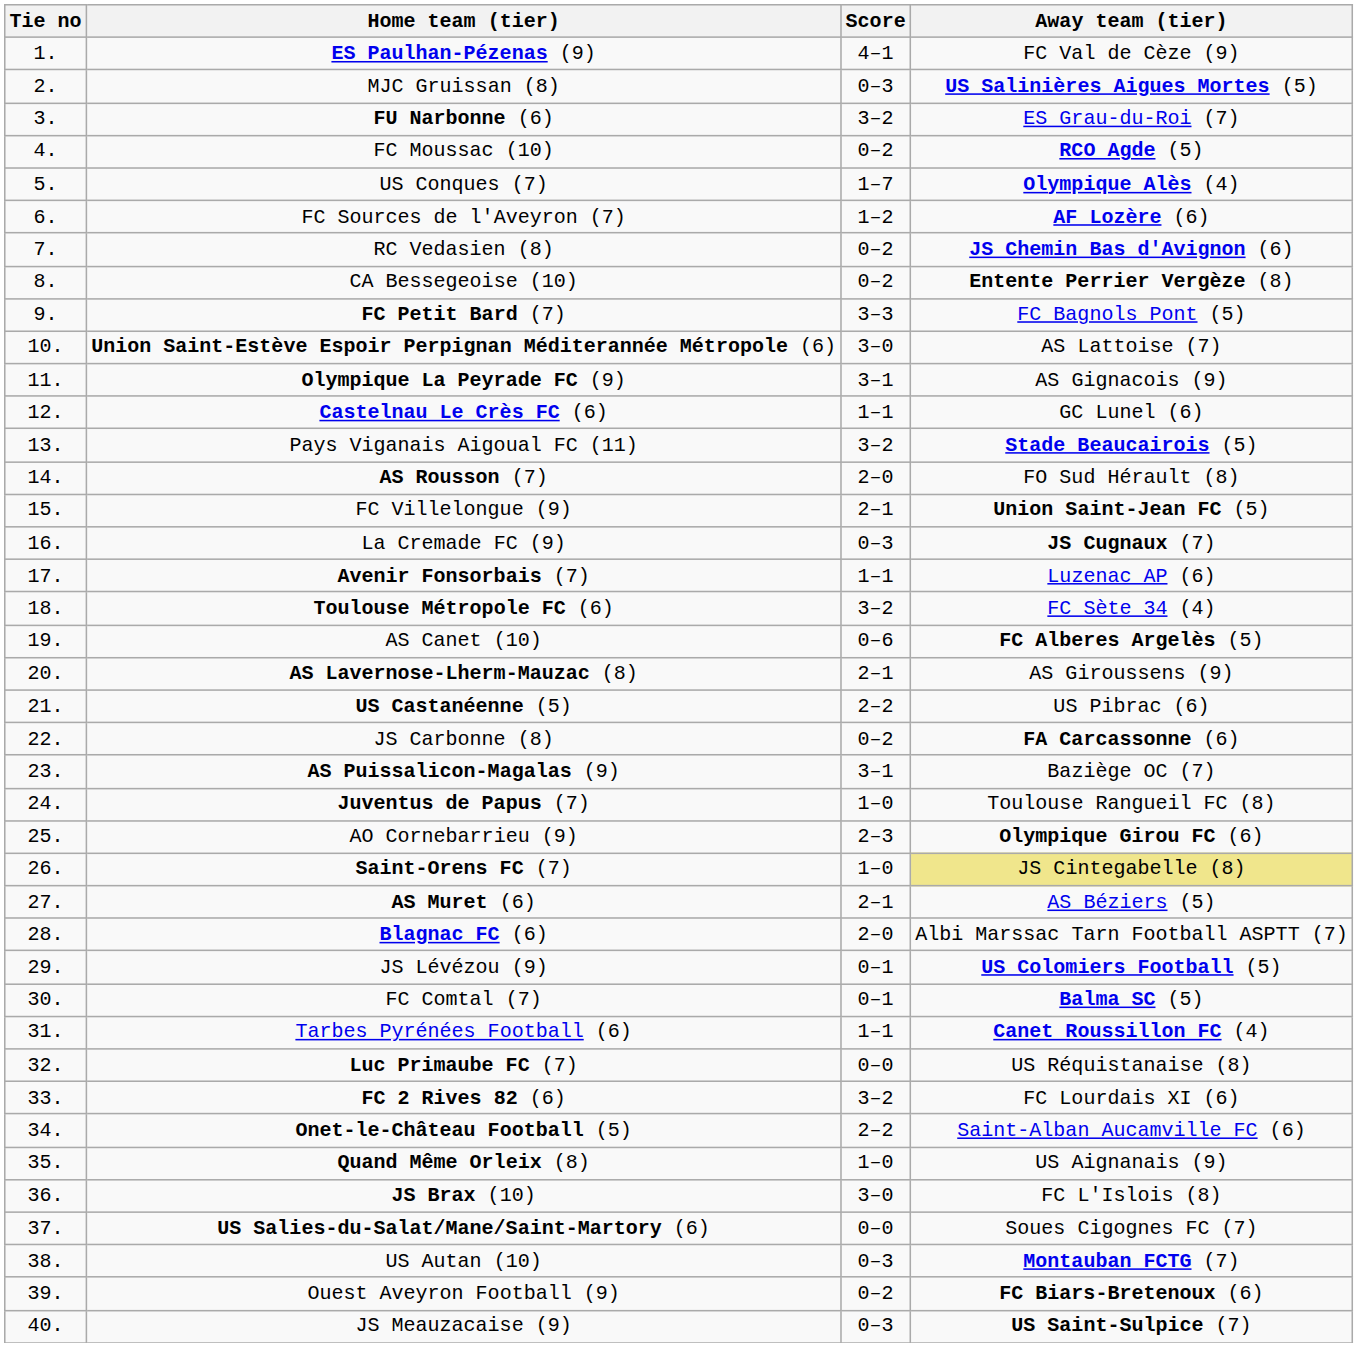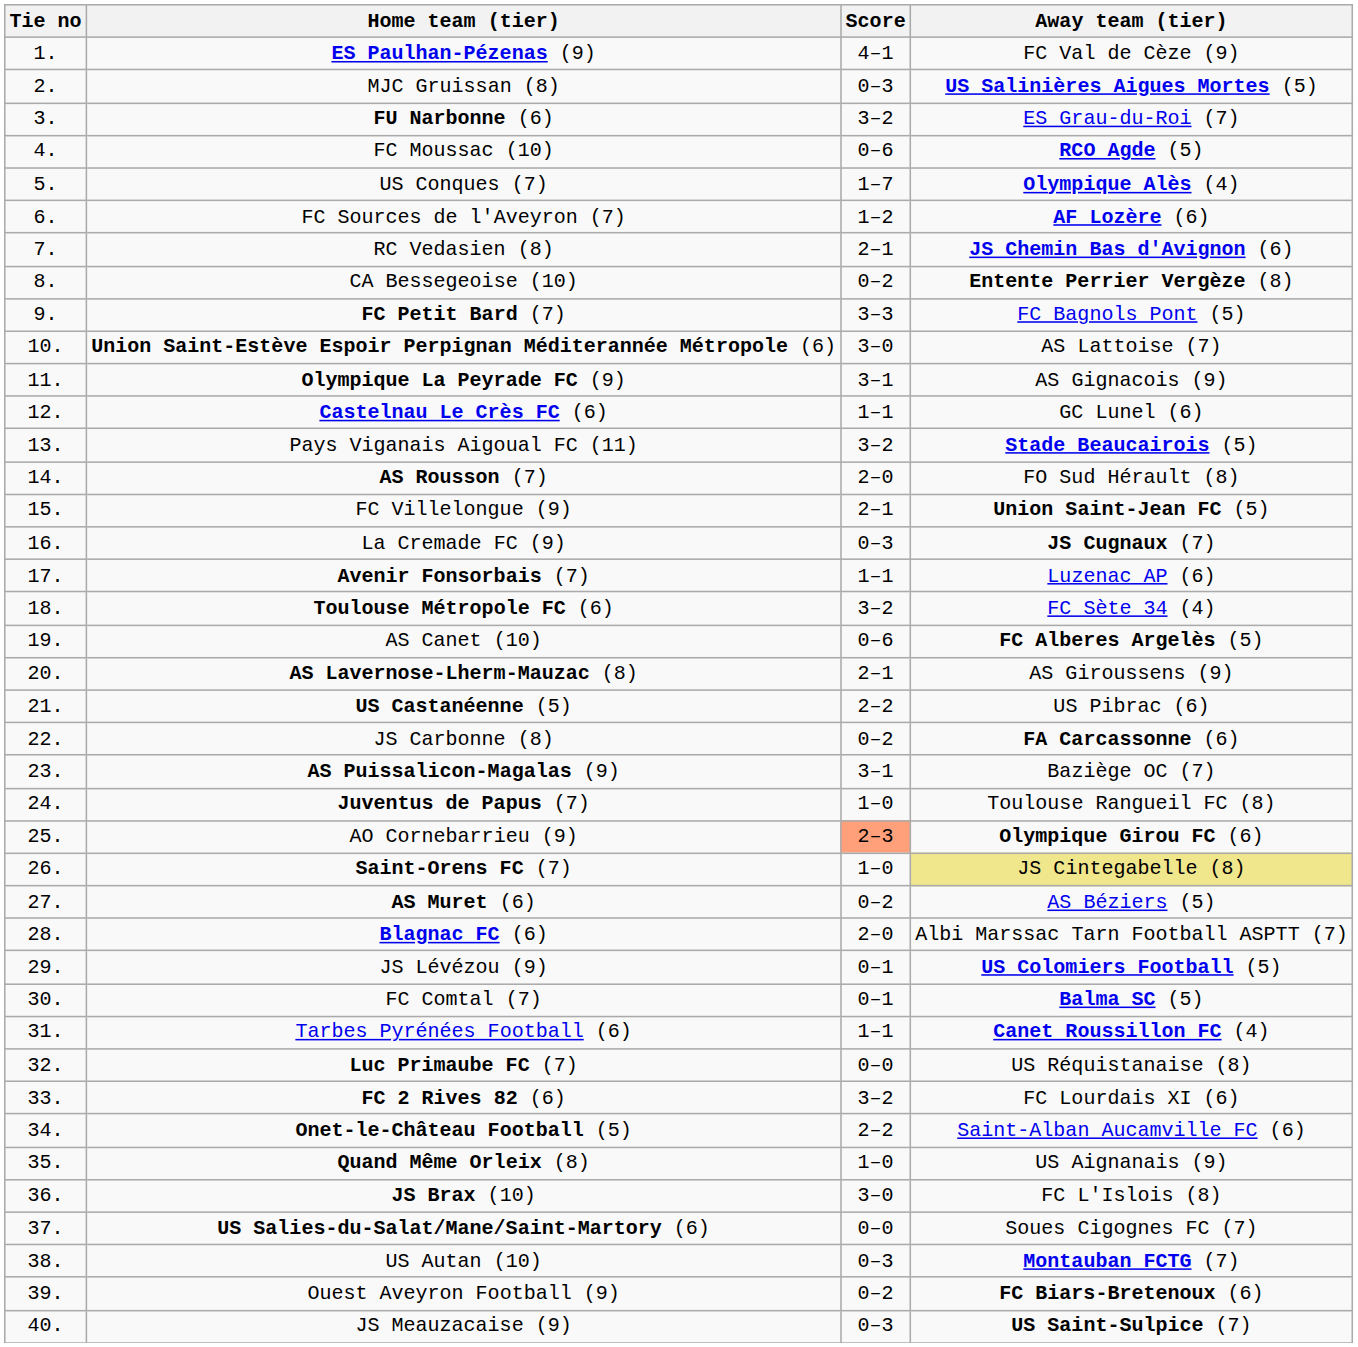(876, 152) 0–2 -> (876, 152) 0–6
(876, 249) 0–2 -> (876, 249) 2–1
(876, 837) no background -> (876, 837) lightsalmon background
(876, 902) 2–1 -> (876, 902) 0–2
